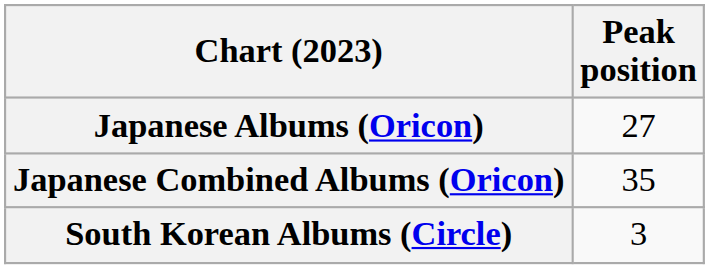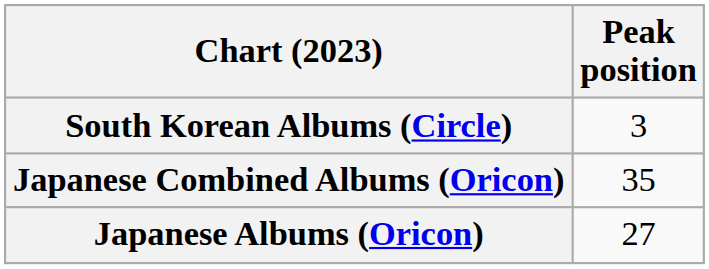rows swapped: (289, 125) <-> (289, 234)
